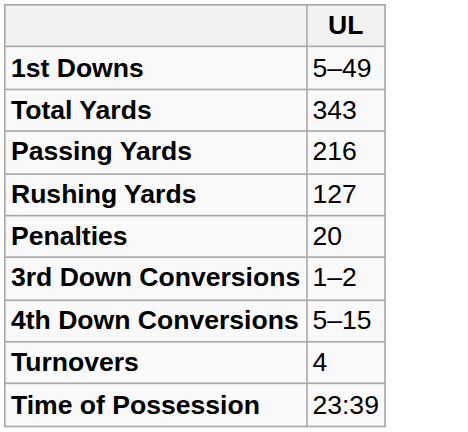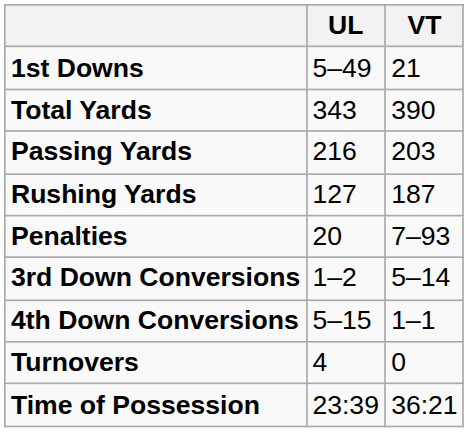+ column: (424, 25)
